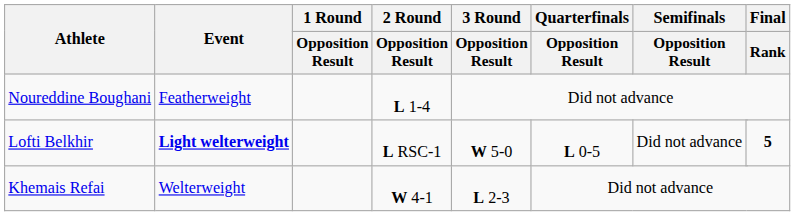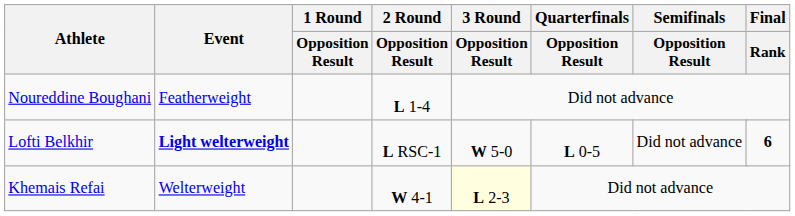(768, 143) 5 -> (768, 143) 6
(492, 198) no background -> (492, 198) lightyellow background
